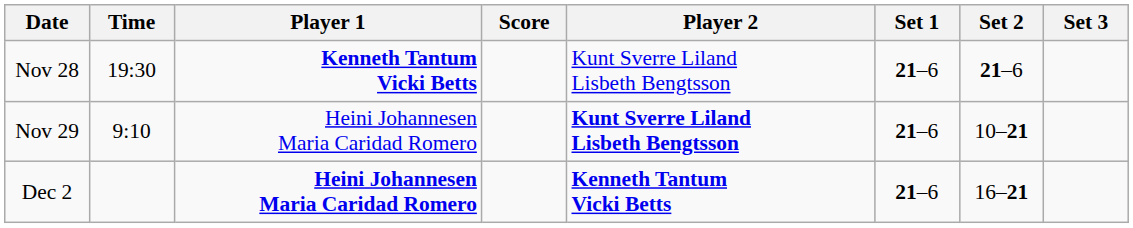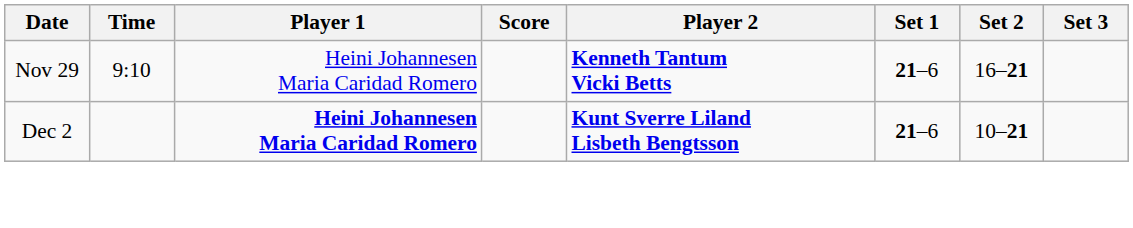- row: (47, 70)
(661, 131) Kunt Sverre Liland Lisbeth Bengtsson -> (649, 70) Kenneth Tantum Vicki Betts
(1001, 131) 10–21 -> (1001, 70) 16–21
(649, 192) Kenneth Tantum Vicki Betts -> (661, 131) Kunt Sverre Liland Lisbeth Bengtsson
(1001, 192) 16–21 -> (1001, 131) 10–21
